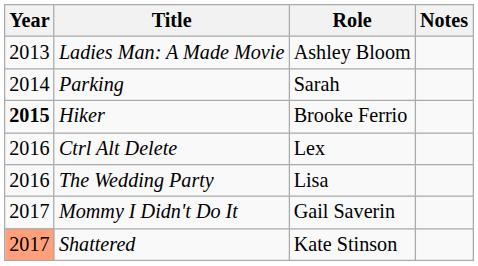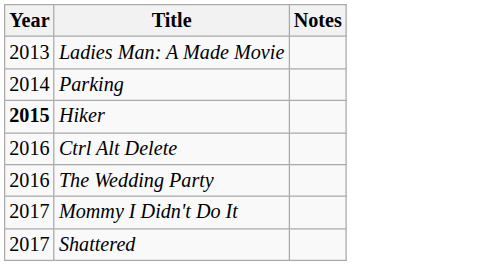- column: (352, 20)
(29, 244) lightsalmon background -> (29, 244) no background
